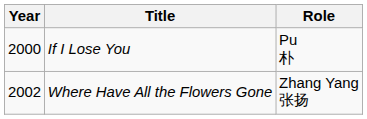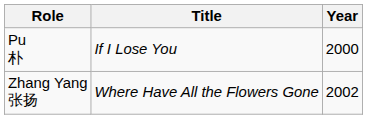columns swapped: (24, 16) <-> (319, 16)
